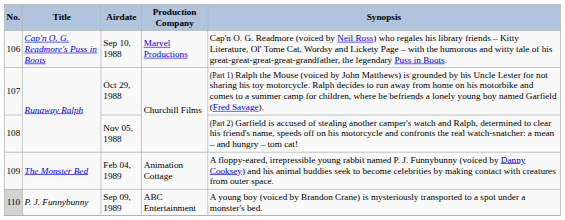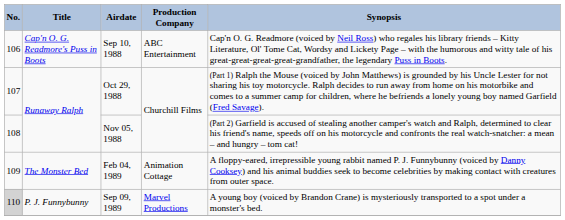(166, 49) Marvel Productions -> (170, 49) ABC Entertainment
(170, 202) ABC Entertainment -> (166, 202) Marvel Productions
